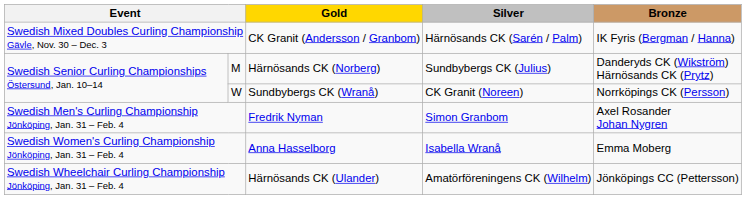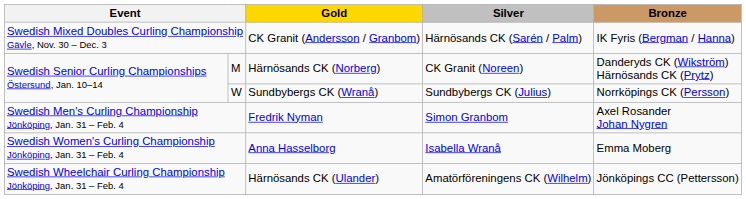(488, 68) Sundbybergs CK (Julius) -> (474, 68) CK Granit (Noreen)
(474, 93) CK Granit (Noreen) -> (488, 93) Sundbybergs CK (Julius)
